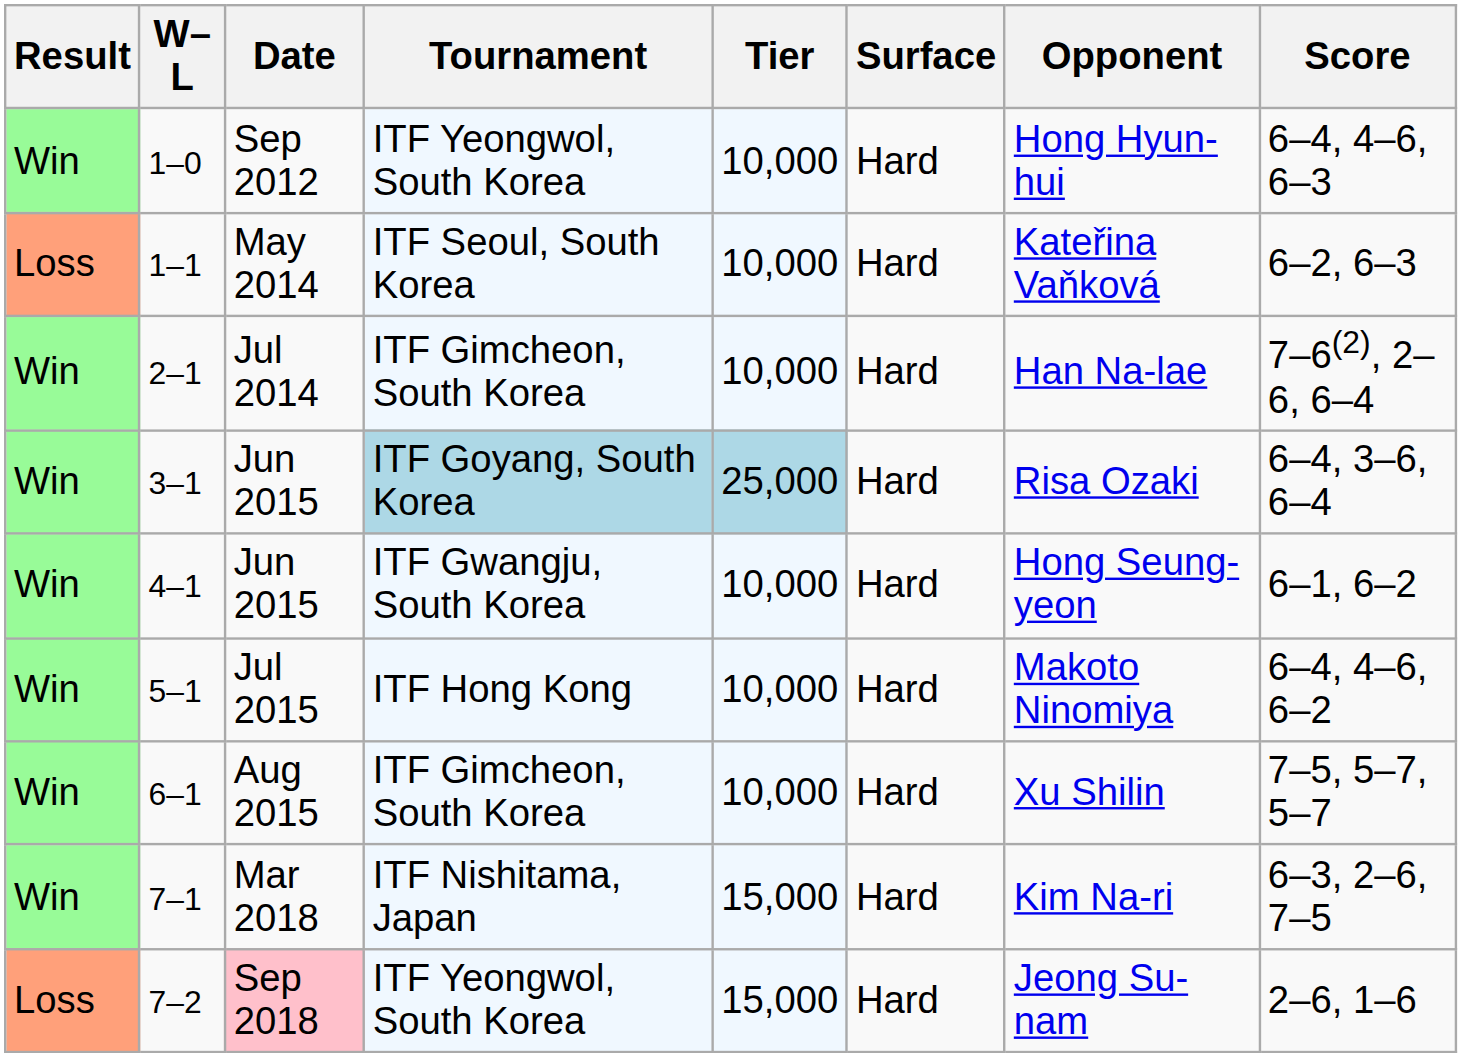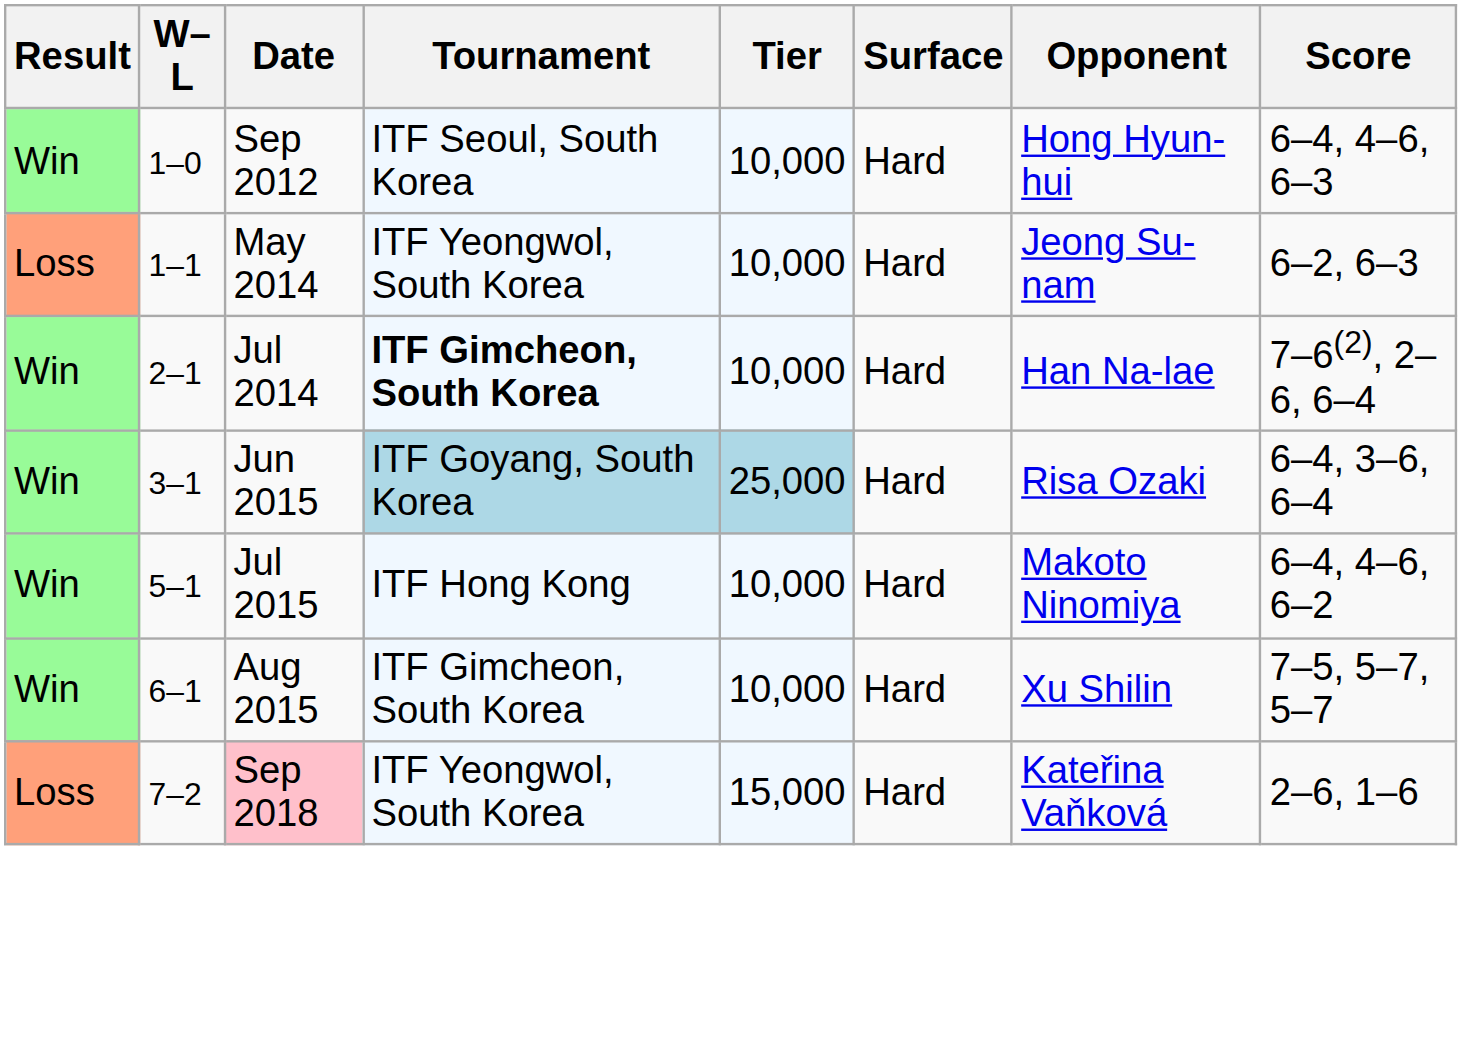(494, 159) ITF Yeongwol, South Korea -> (515, 159) ITF Seoul, South Korea
(516, 263) ITF Seoul, South Korea -> (493, 263) ITF Yeongwol, South Korea
(1087, 263) Kateřina Vaňková -> (1108, 263) Jeong Su-nam
(499, 372) normal -> (504, 372) bold
- row: (175, 587)
- row: (175, 898)
(1101, 999) Jeong Su-nam -> (1094, 792) Kateřina Vaňková
